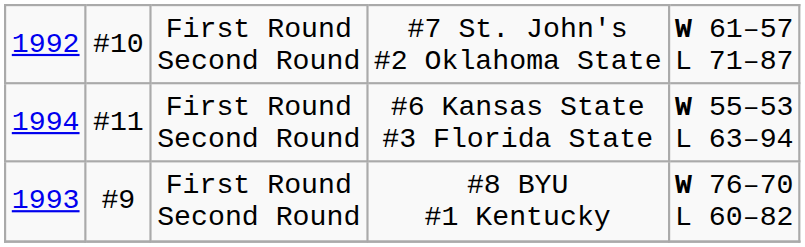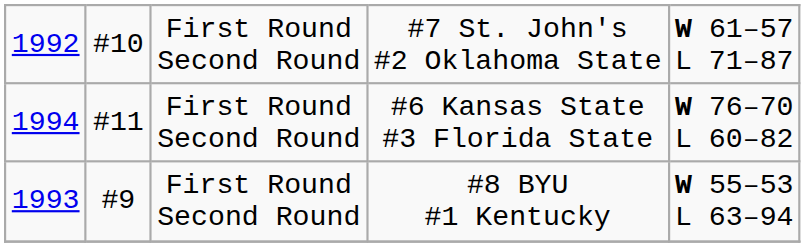(734, 123) W 55–53 L 63–94 -> (734, 123) W 76–70 L 60–82
(734, 201) W 76–70 L 60–82 -> (734, 201) W 55–53 L 63–94
